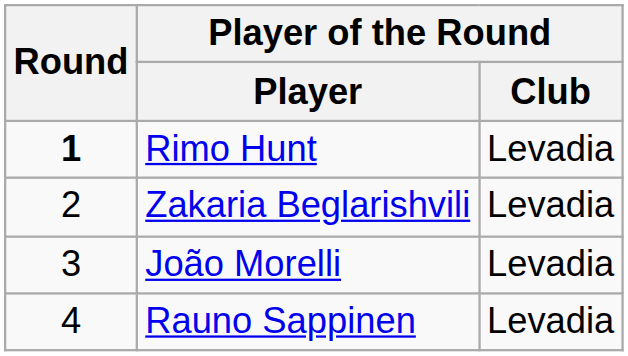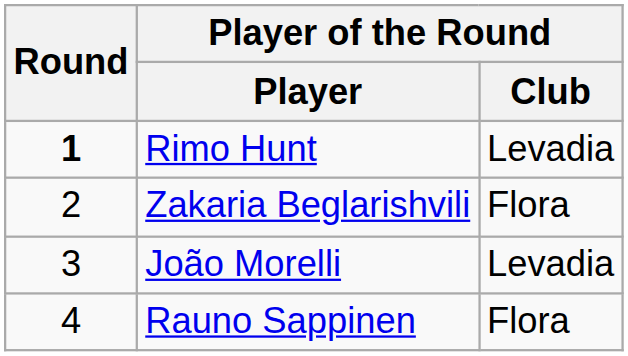(551, 206) Levadia -> (528, 206) Flora
(551, 321) Levadia -> (528, 321) Flora
